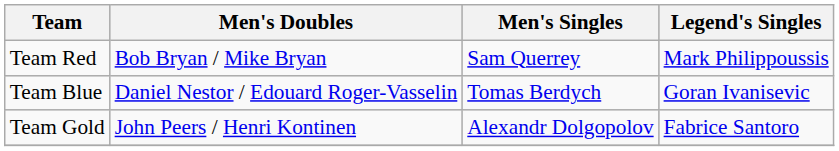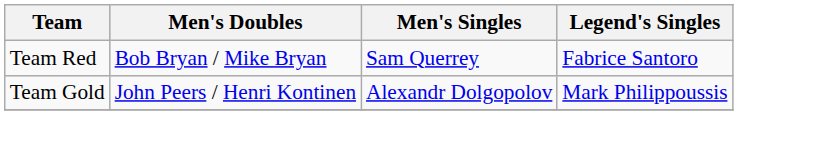(746, 57) Mark Philippoussis -> (630, 57) Fabrice Santoro
- row: (56, 92)
(731, 127) Fabrice Santoro -> (645, 92) Mark Philippoussis
